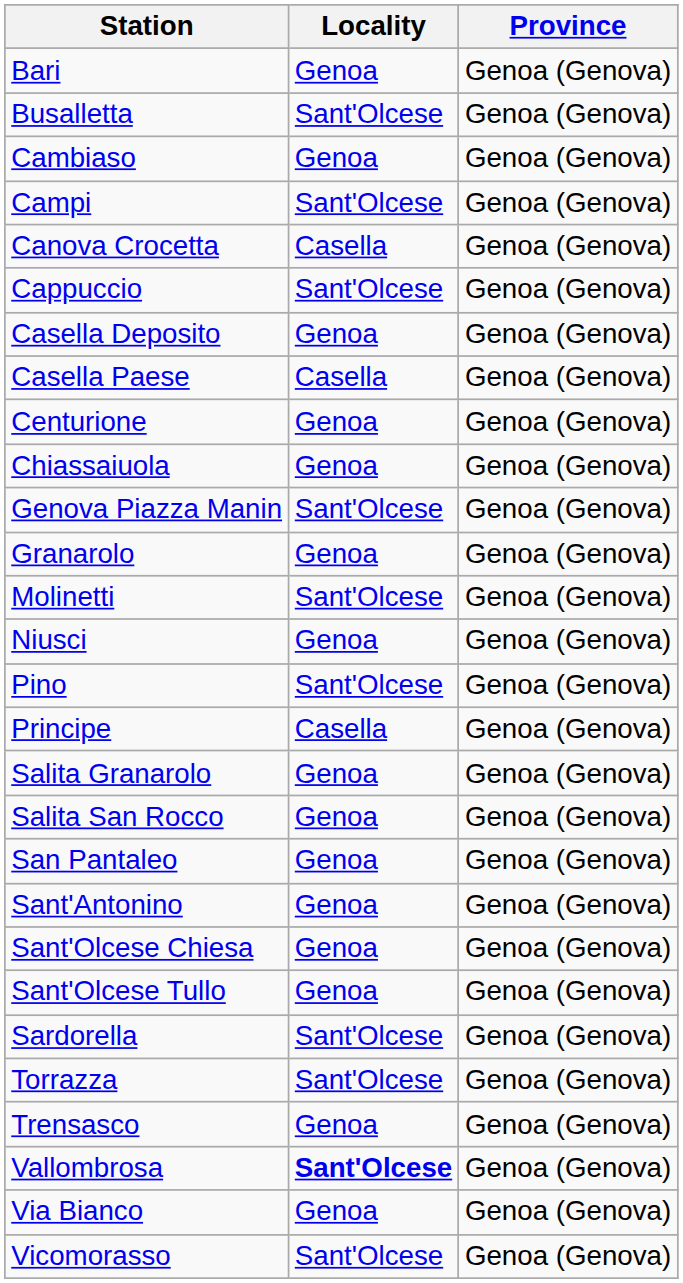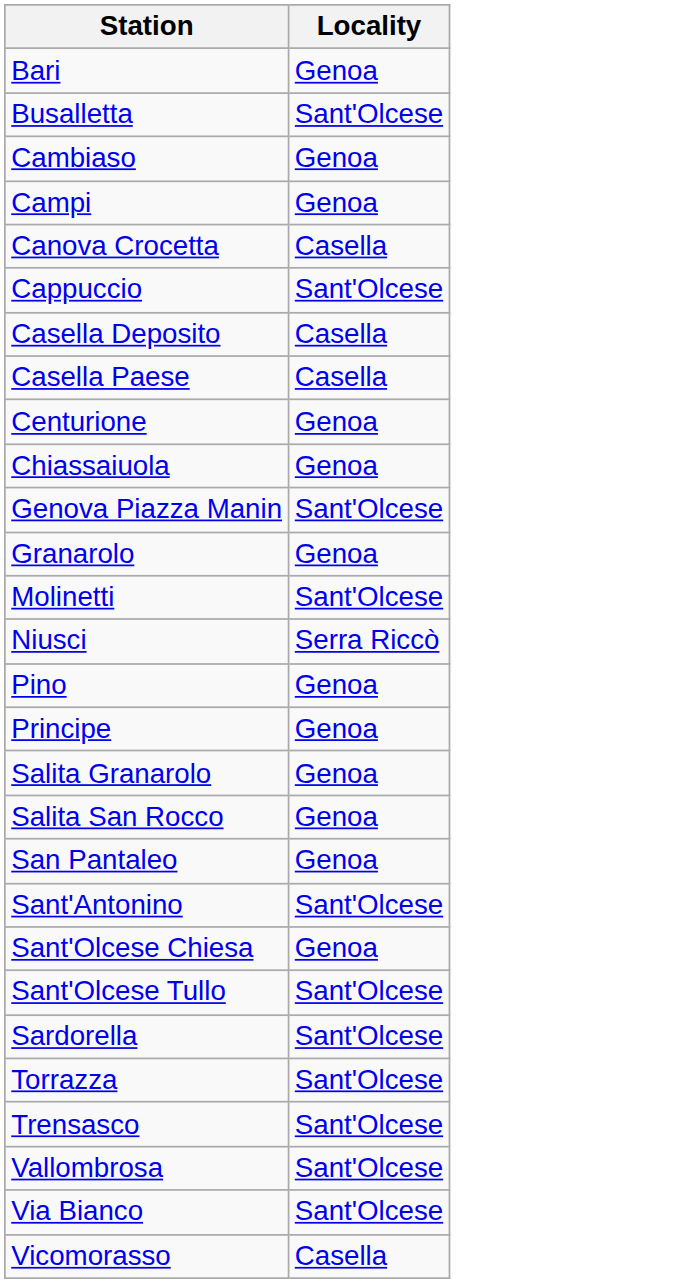- column: (568, 26)
(369, 202) Sant'Olcese -> (336, 202) Genoa
(336, 333) Genoa -> (341, 333) Casella
(336, 641) Genoa -> (367, 641) Serra Riccò
(369, 684) Sant'Olcese -> (336, 684) Genoa
(341, 728) Casella -> (336, 728) Genoa
(336, 904) Genoa -> (369, 904) Sant'Olcese
(336, 992) Genoa -> (369, 992) Sant'Olcese
(336, 1123) Genoa -> (369, 1123) Sant'Olcese
(373, 1167) bold -> (369, 1167) normal
(336, 1211) Genoa -> (369, 1211) Sant'Olcese
(369, 1255) Sant'Olcese -> (341, 1255) Casella
